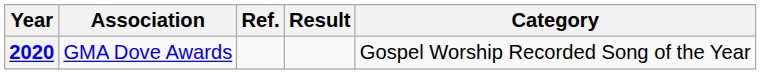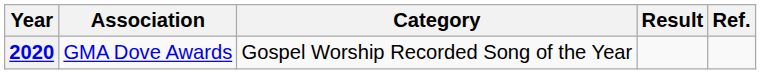columns swapped: (555, 20) <-> (261, 20)
